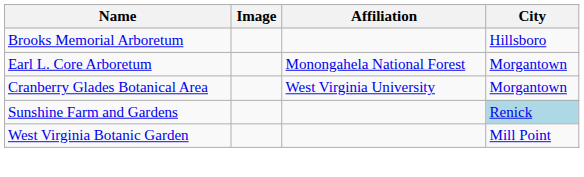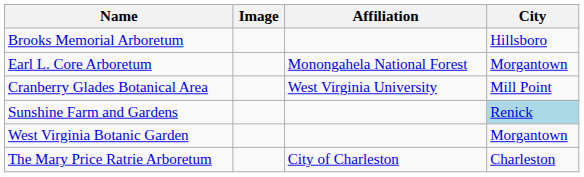(528, 87) Morgantown -> (521, 87) Mill Point
(520, 135) Mill Point -> (529, 135) Morgantown
+ row: (110, 159)
